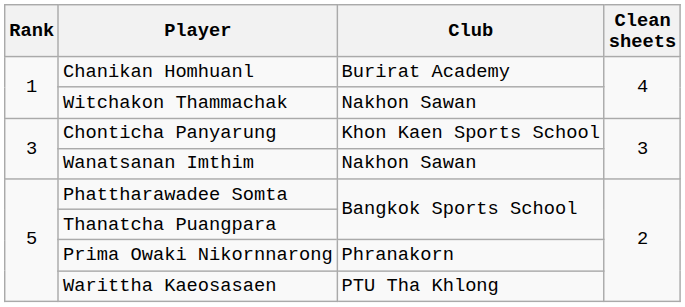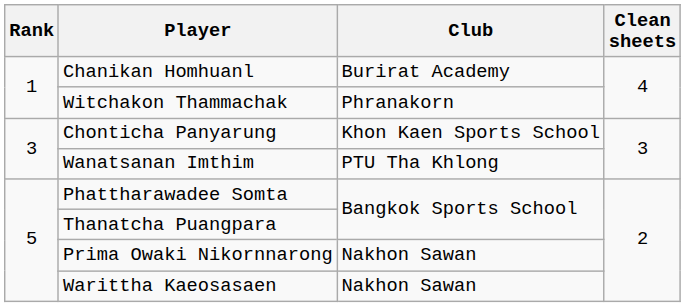(409, 103) Nakhon Sawan -> (398, 103) Phranakorn
(409, 164) Nakhon Sawan -> (420, 164) PTU Tha Khlong
(398, 255) Phranakorn -> (409, 255) Nakhon Sawan
(420, 286) PTU Tha Khlong -> (409, 286) Nakhon Sawan
